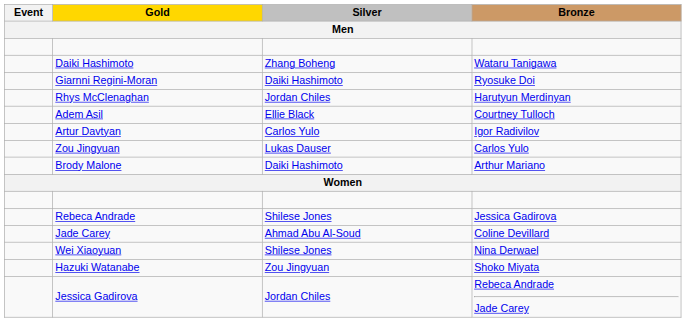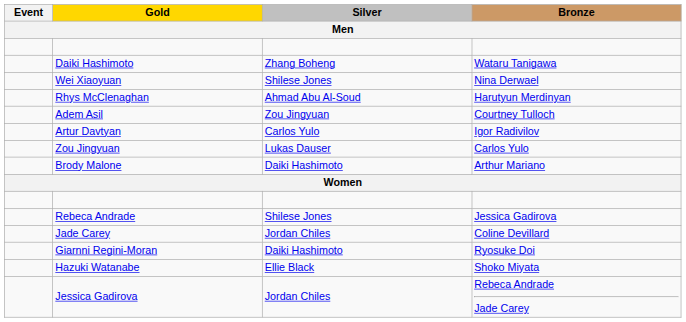rows swapped: (106, 81) <-> (88, 251)
(298, 98) Jordan Chiles -> (313, 98) Ahmad Abu Al-Soud
(289, 115) Ellie Black -> (297, 115) Zou Jingyuan
(313, 234) Ahmad Abu Al-Soud -> (298, 234) Jordan Chiles
(297, 268) Zou Jingyuan -> (289, 268) Ellie Black
